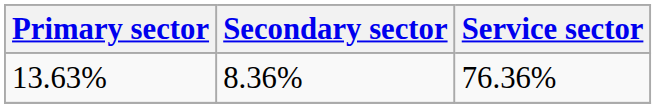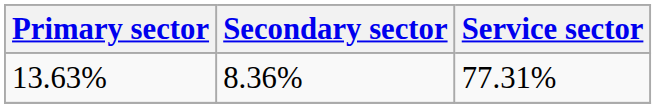(509, 77) 76.36% -> (509, 77) 77.31%
